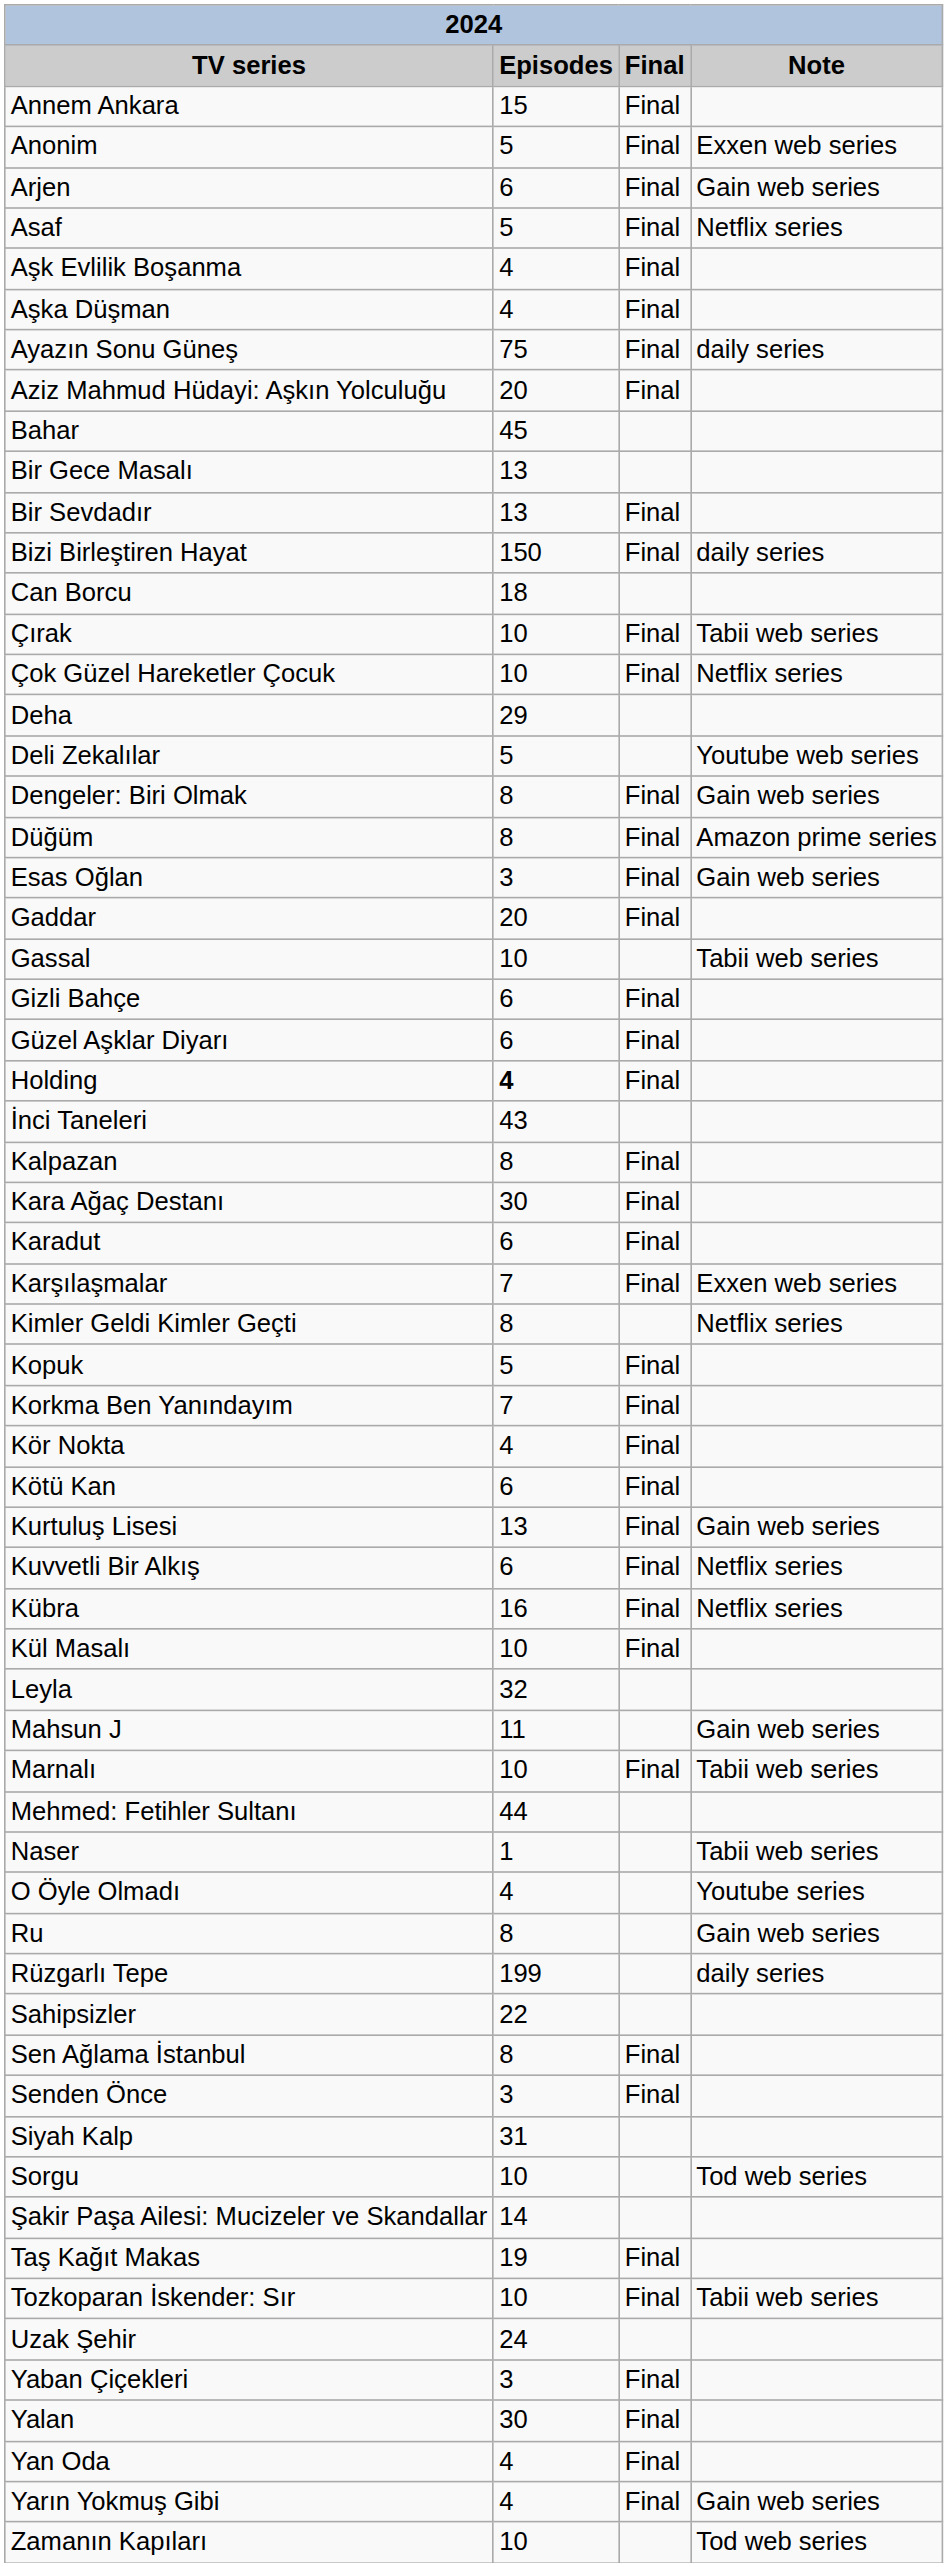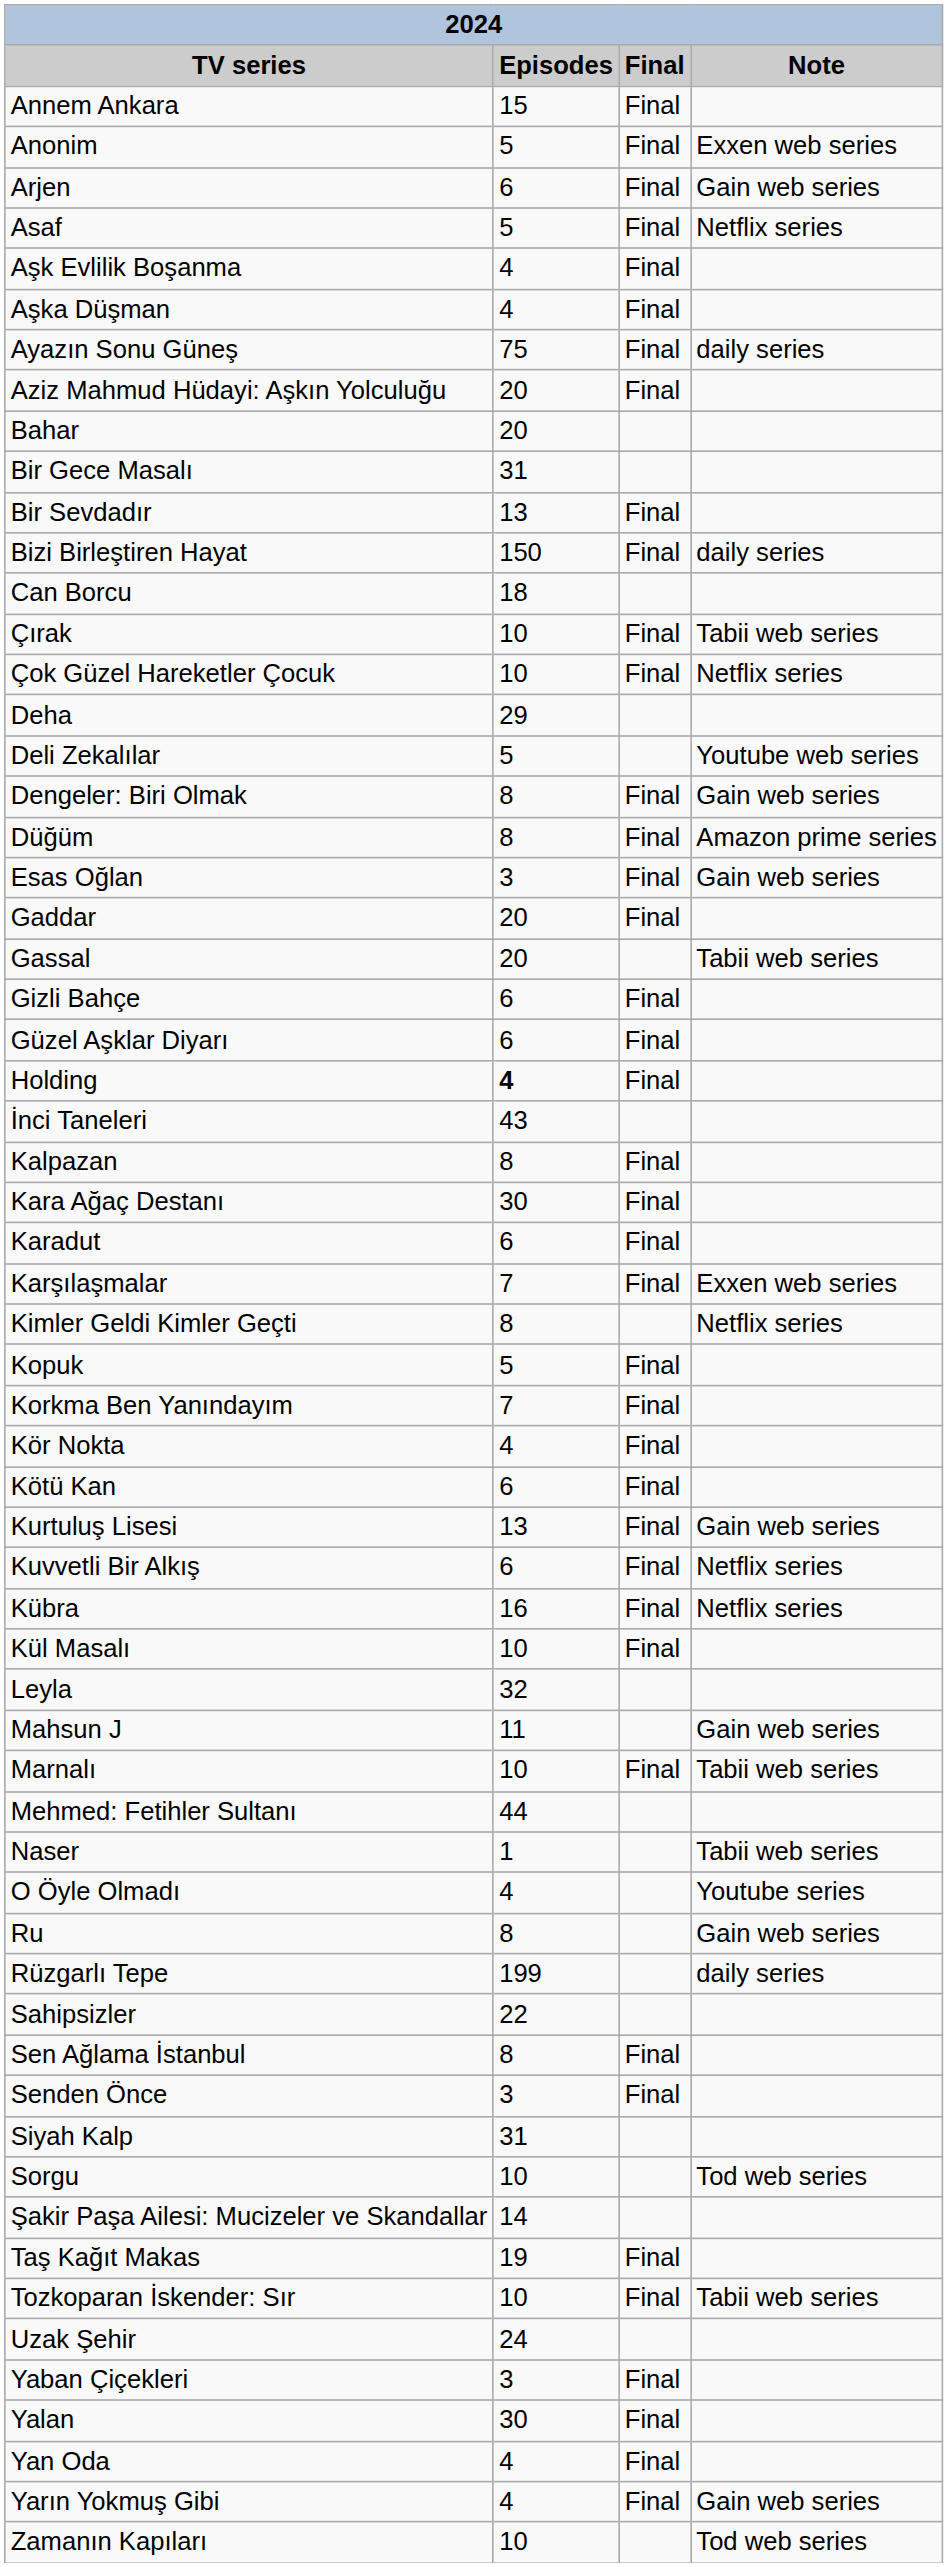(513, 430) 45 -> (513, 430) 20
(513, 471) 13 -> (513, 471) 31
(513, 958) 10 -> (513, 958) 20
